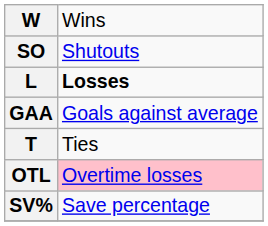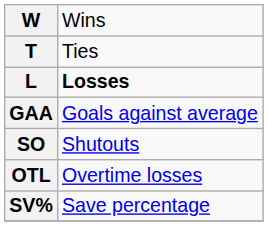rows swapped: (31, 51) <-> (31, 144)
(132, 175) pink background -> (132, 175) no background
